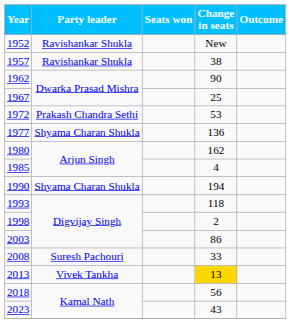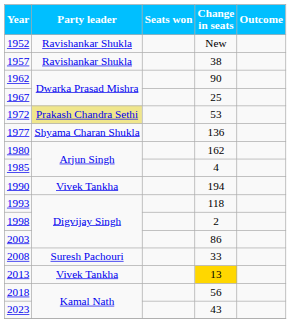(87, 114) no background -> (87, 114) khaki background
(87, 185) Shyama Charan Shukla -> (87, 185) Vivek Tankha
